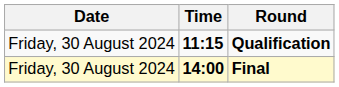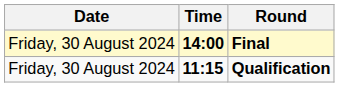rows swapped: (281, 43) <-> (251, 69)
